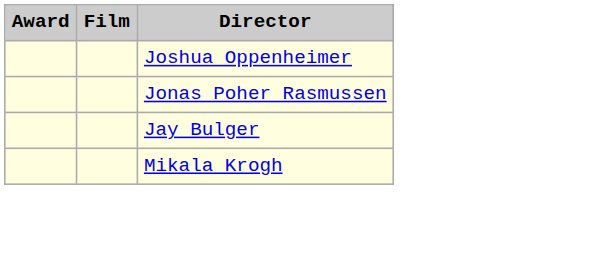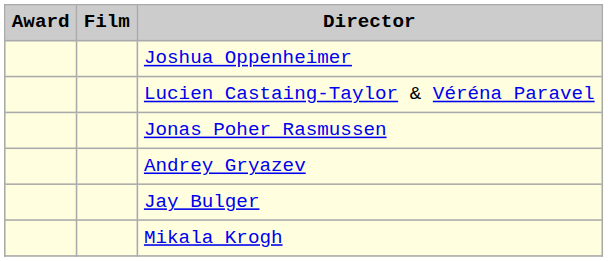+ row: (369, 95)
+ row: (225, 167)
